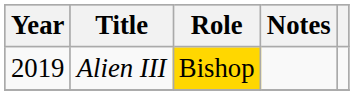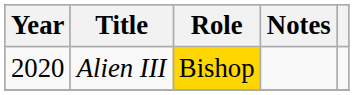(38, 68) 2019 -> (38, 68) 2020
